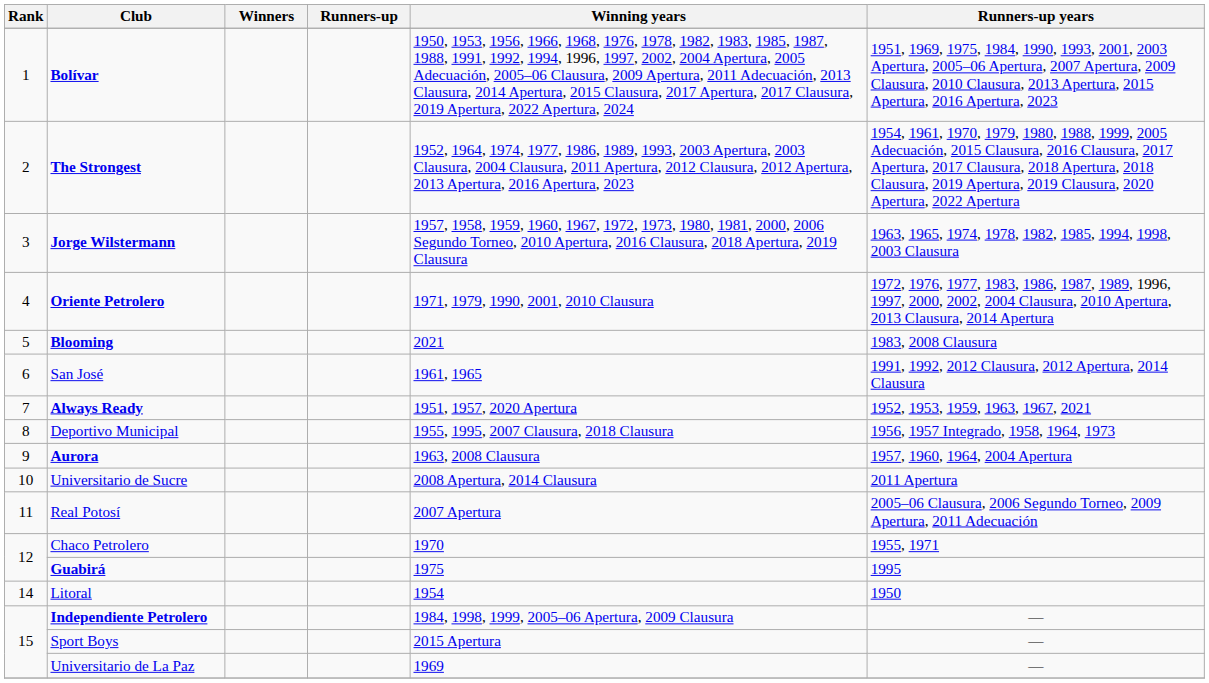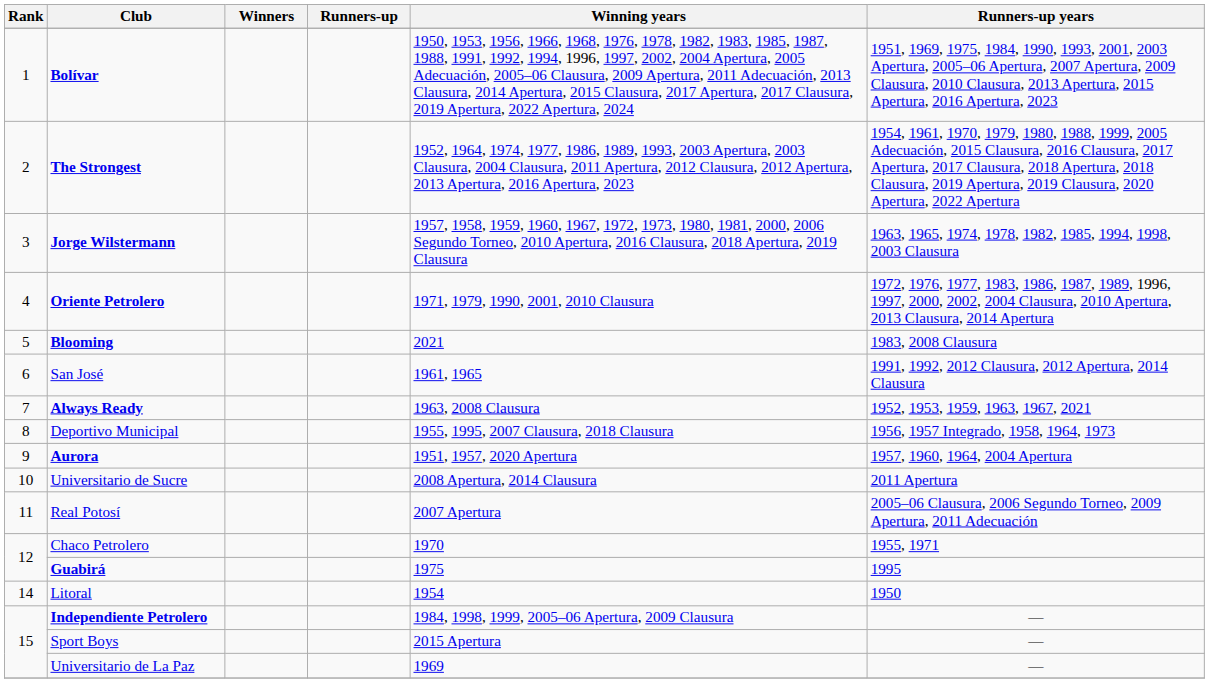(495, 407) 1951, 1957, 2020 Apertura -> (477, 407) 1963, 2008 Clausura
(477, 455) 1963, 2008 Clausura -> (495, 455) 1951, 1957, 2020 Apertura
